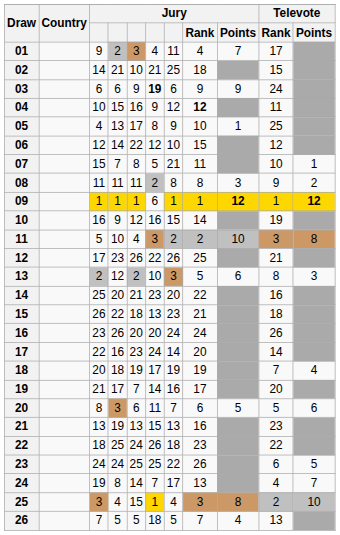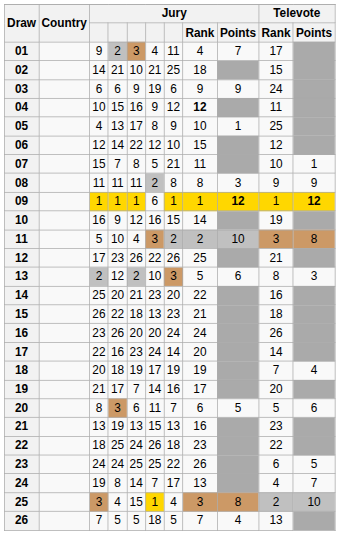(155, 88) bold -> (155, 88) normal
(314, 182) 2 -> (314, 182) 9
